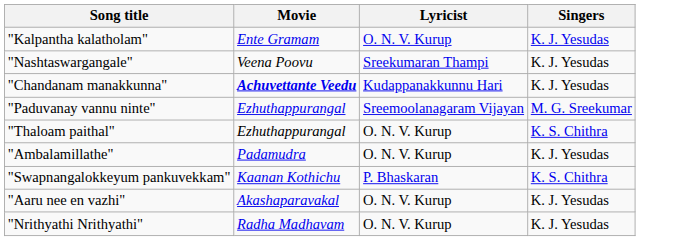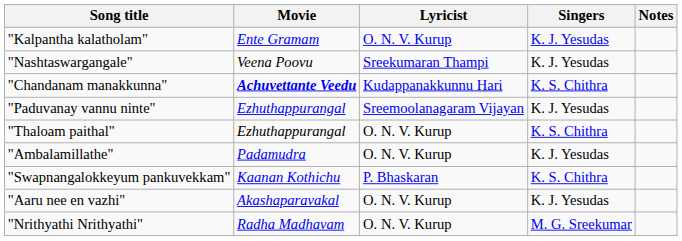+ column: (656, 16)
(570, 85) K. J. Yesudas -> (569, 85) K. S. Chithra
(581, 108) M. G. Sreekumar -> (570, 108) K. J. Yesudas
(570, 223) K. J. Yesudas -> (581, 223) M. G. Sreekumar
